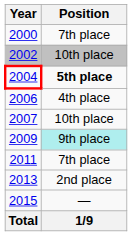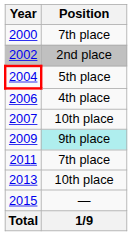(84, 55) 10th place -> (84, 55) 2nd place
(85, 77) bold -> (85, 77) normal
(84, 180) 2nd place -> (84, 180) 10th place
